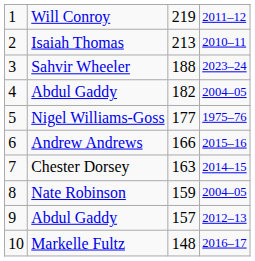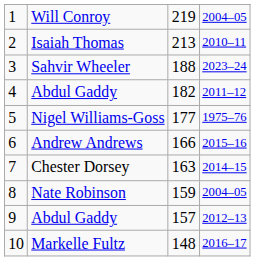(224, 17) 2011–12 -> (224, 17) 2004–05
(224, 92) 2004–05 -> (224, 92) 2011–12
